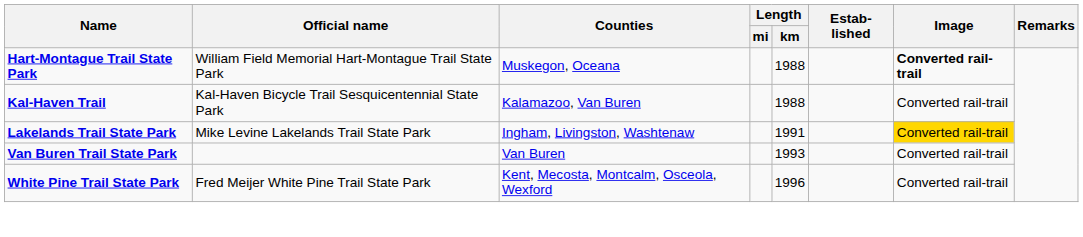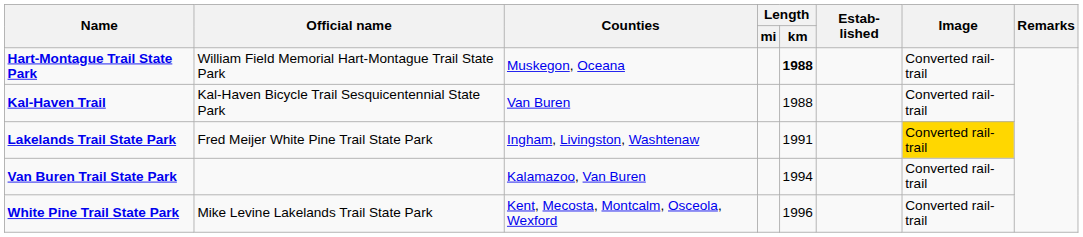(790, 66) normal -> (798, 66) bold
(945, 66) bold -> (950, 66) normal
(571, 102) Kalamazoo, Van Buren -> (539, 102) Van Buren
(313, 132) Mike Levine Lakelands Trail State Park -> (315, 139) Fred Meijer White Pine Trail State Park
(534, 153) Van Buren -> (576, 176) Kalamazoo, Van Buren
(790, 153) 1993 -> (798, 176) 1994
(313, 182) Fred Meijer White Pine Trail State Park -> (315, 213) Mike Levine Lakelands Trail State Park
